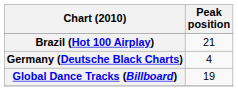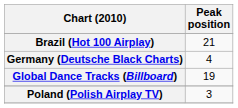+ row: (95, 94)
